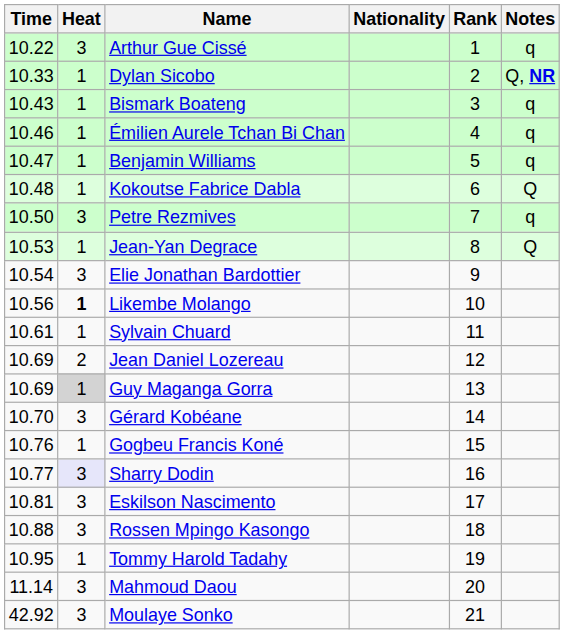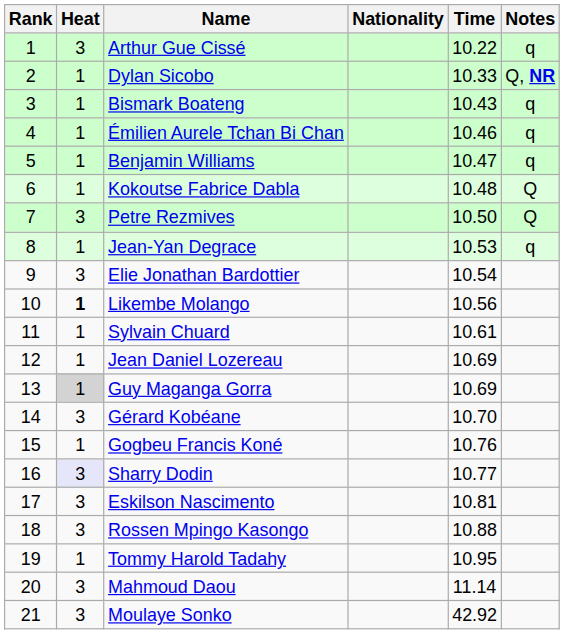columns swapped: (475, 19) <-> (31, 19)
(530, 218) q -> (530, 218) Q
(530, 246) Q -> (530, 246) q
(81, 360) 2 -> (80, 360) 1
